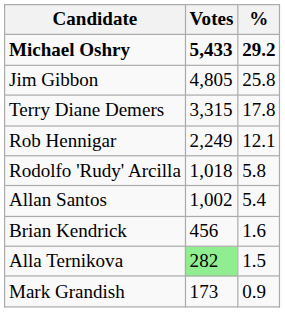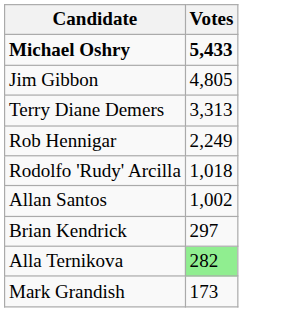- column: (259, 19)
(211, 110) 3,315 -> (211, 110) 3,313
(204, 231) 456 -> (204, 231) 297
